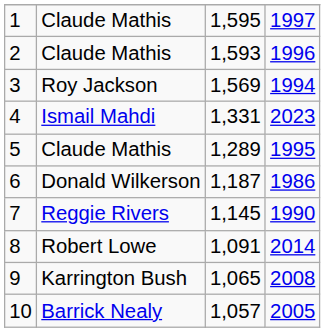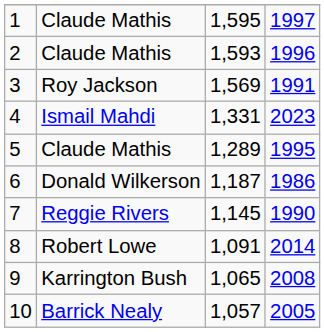(293, 85) 1994 -> (293, 85) 1991
